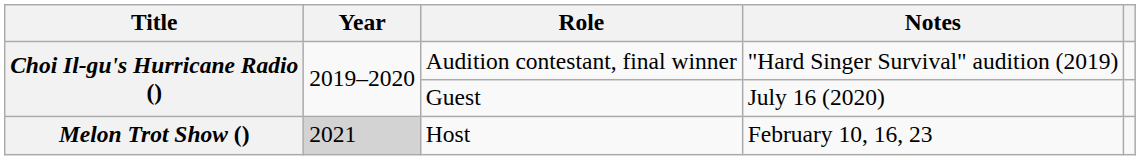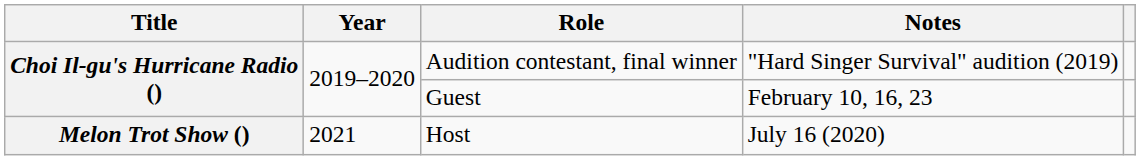(816, 97) July 16 (2020) -> (840, 97) February 10, 16, 23
(333, 135) lightgrey background -> (333, 135) no background
(840, 135) February 10, 16, 23 -> (816, 135) July 16 (2020)
